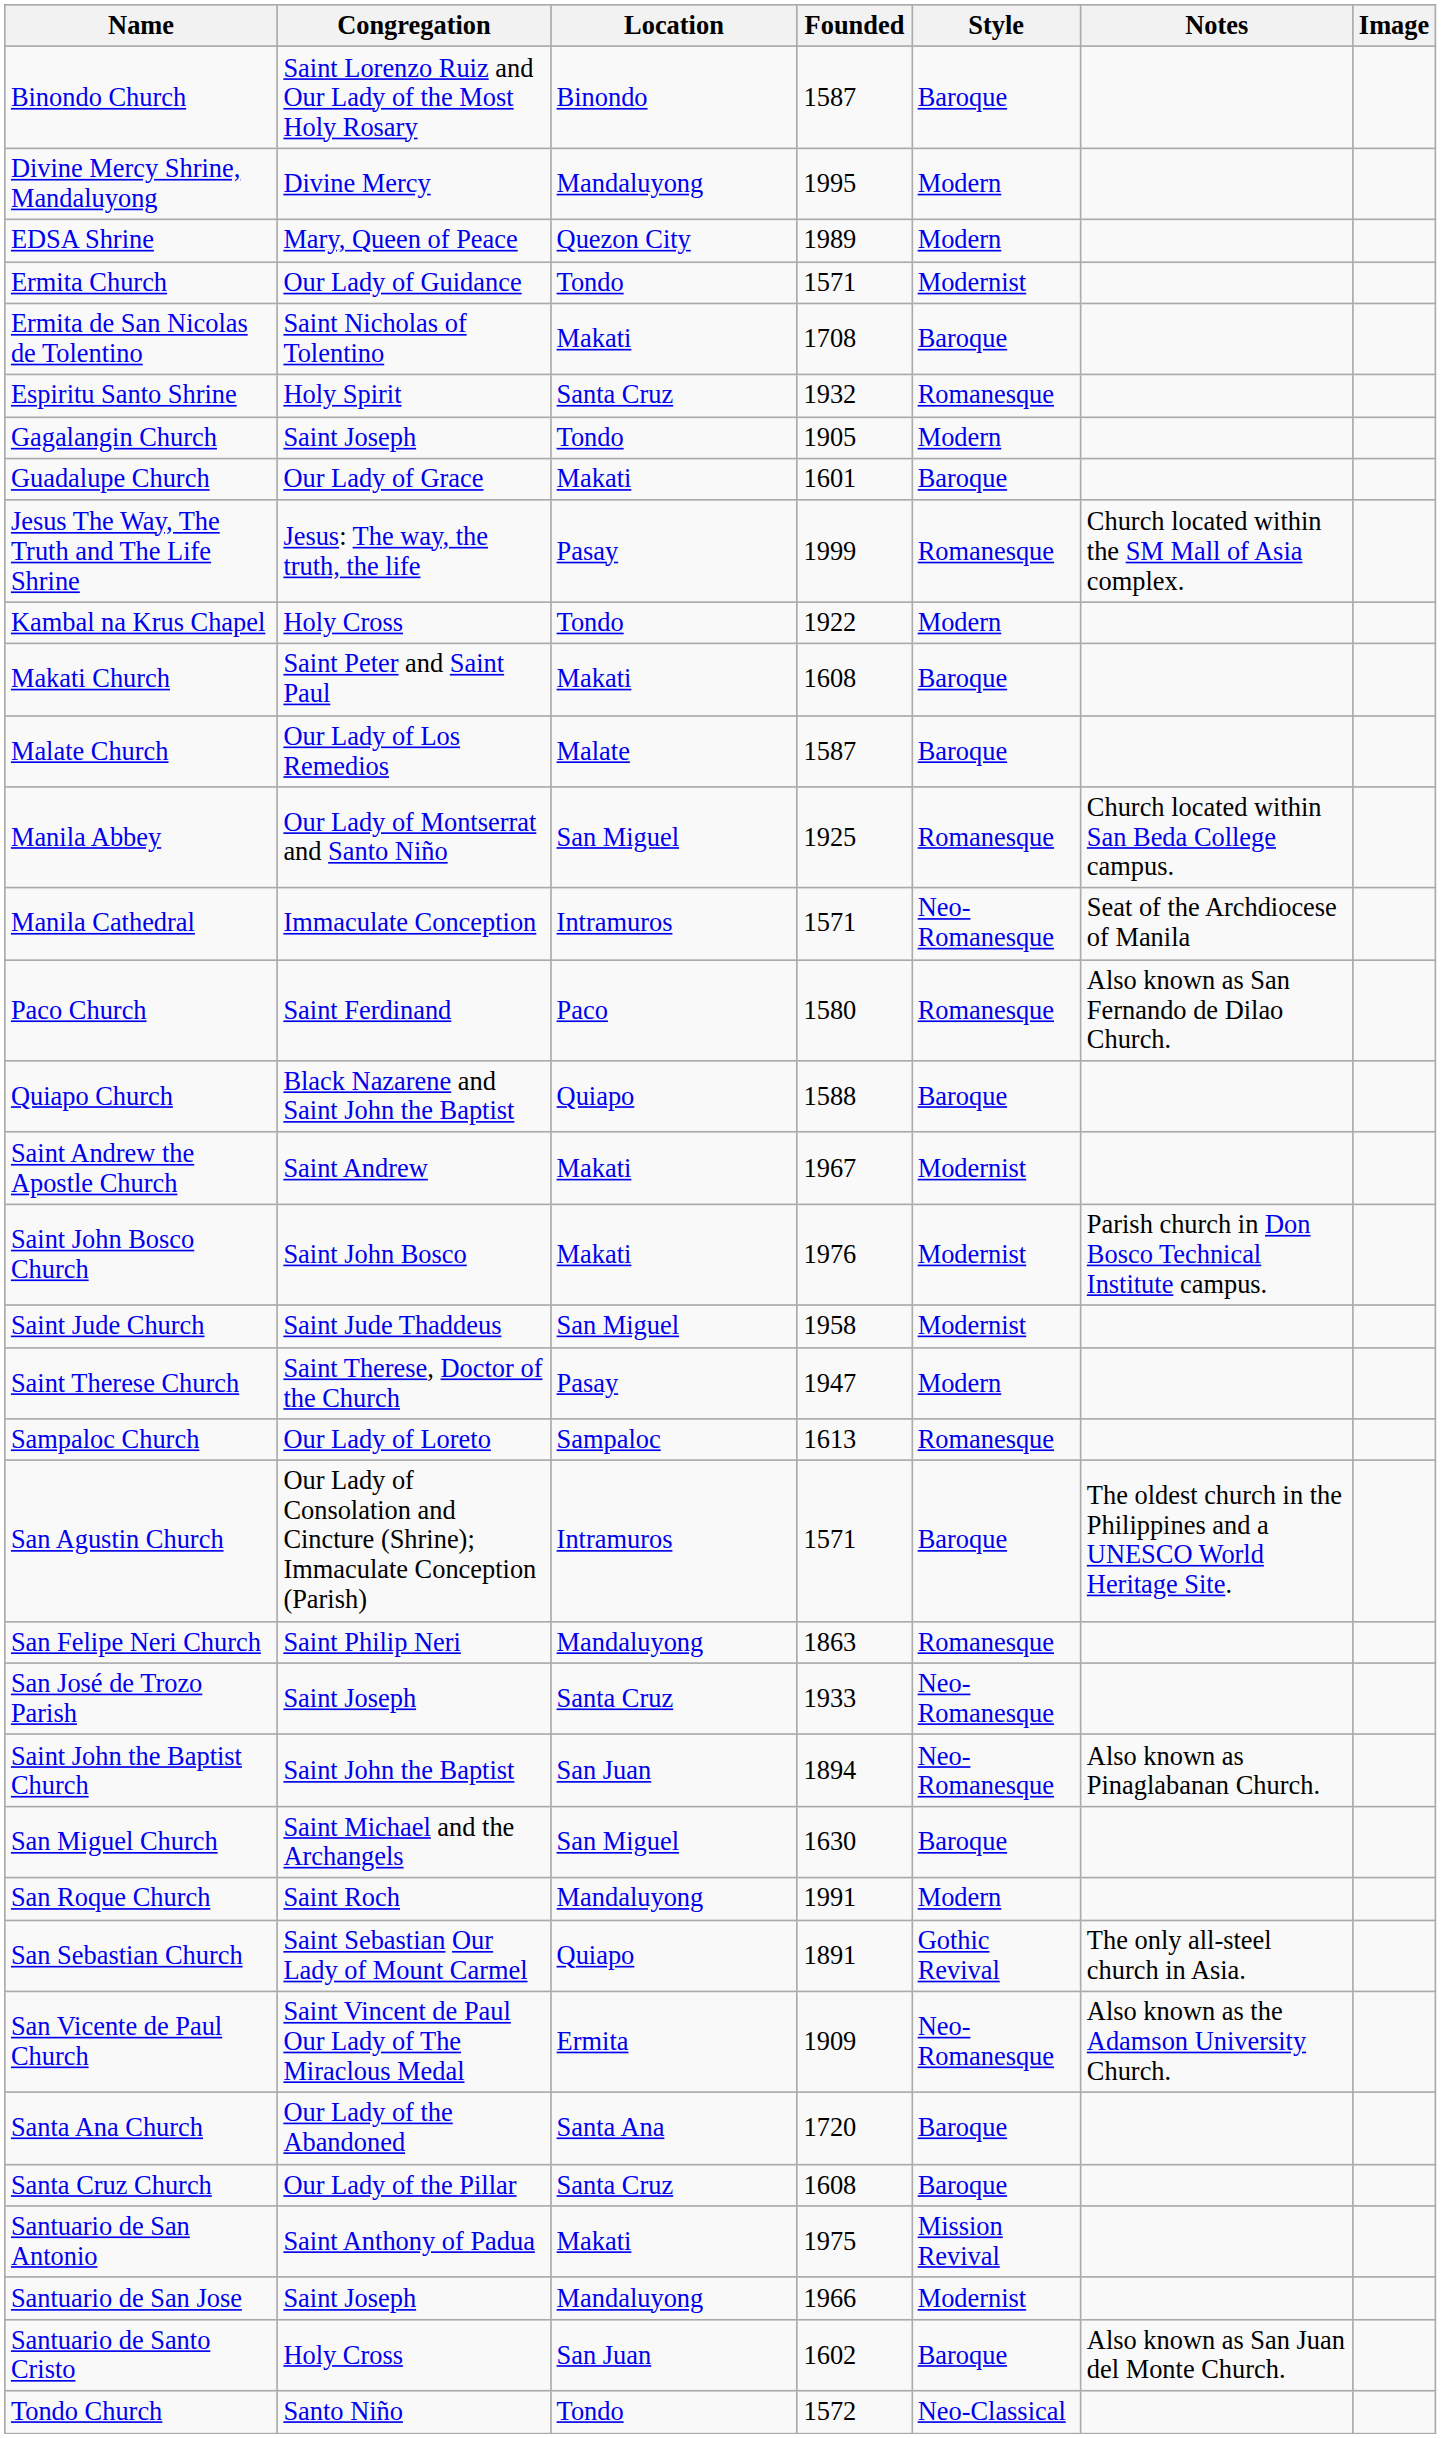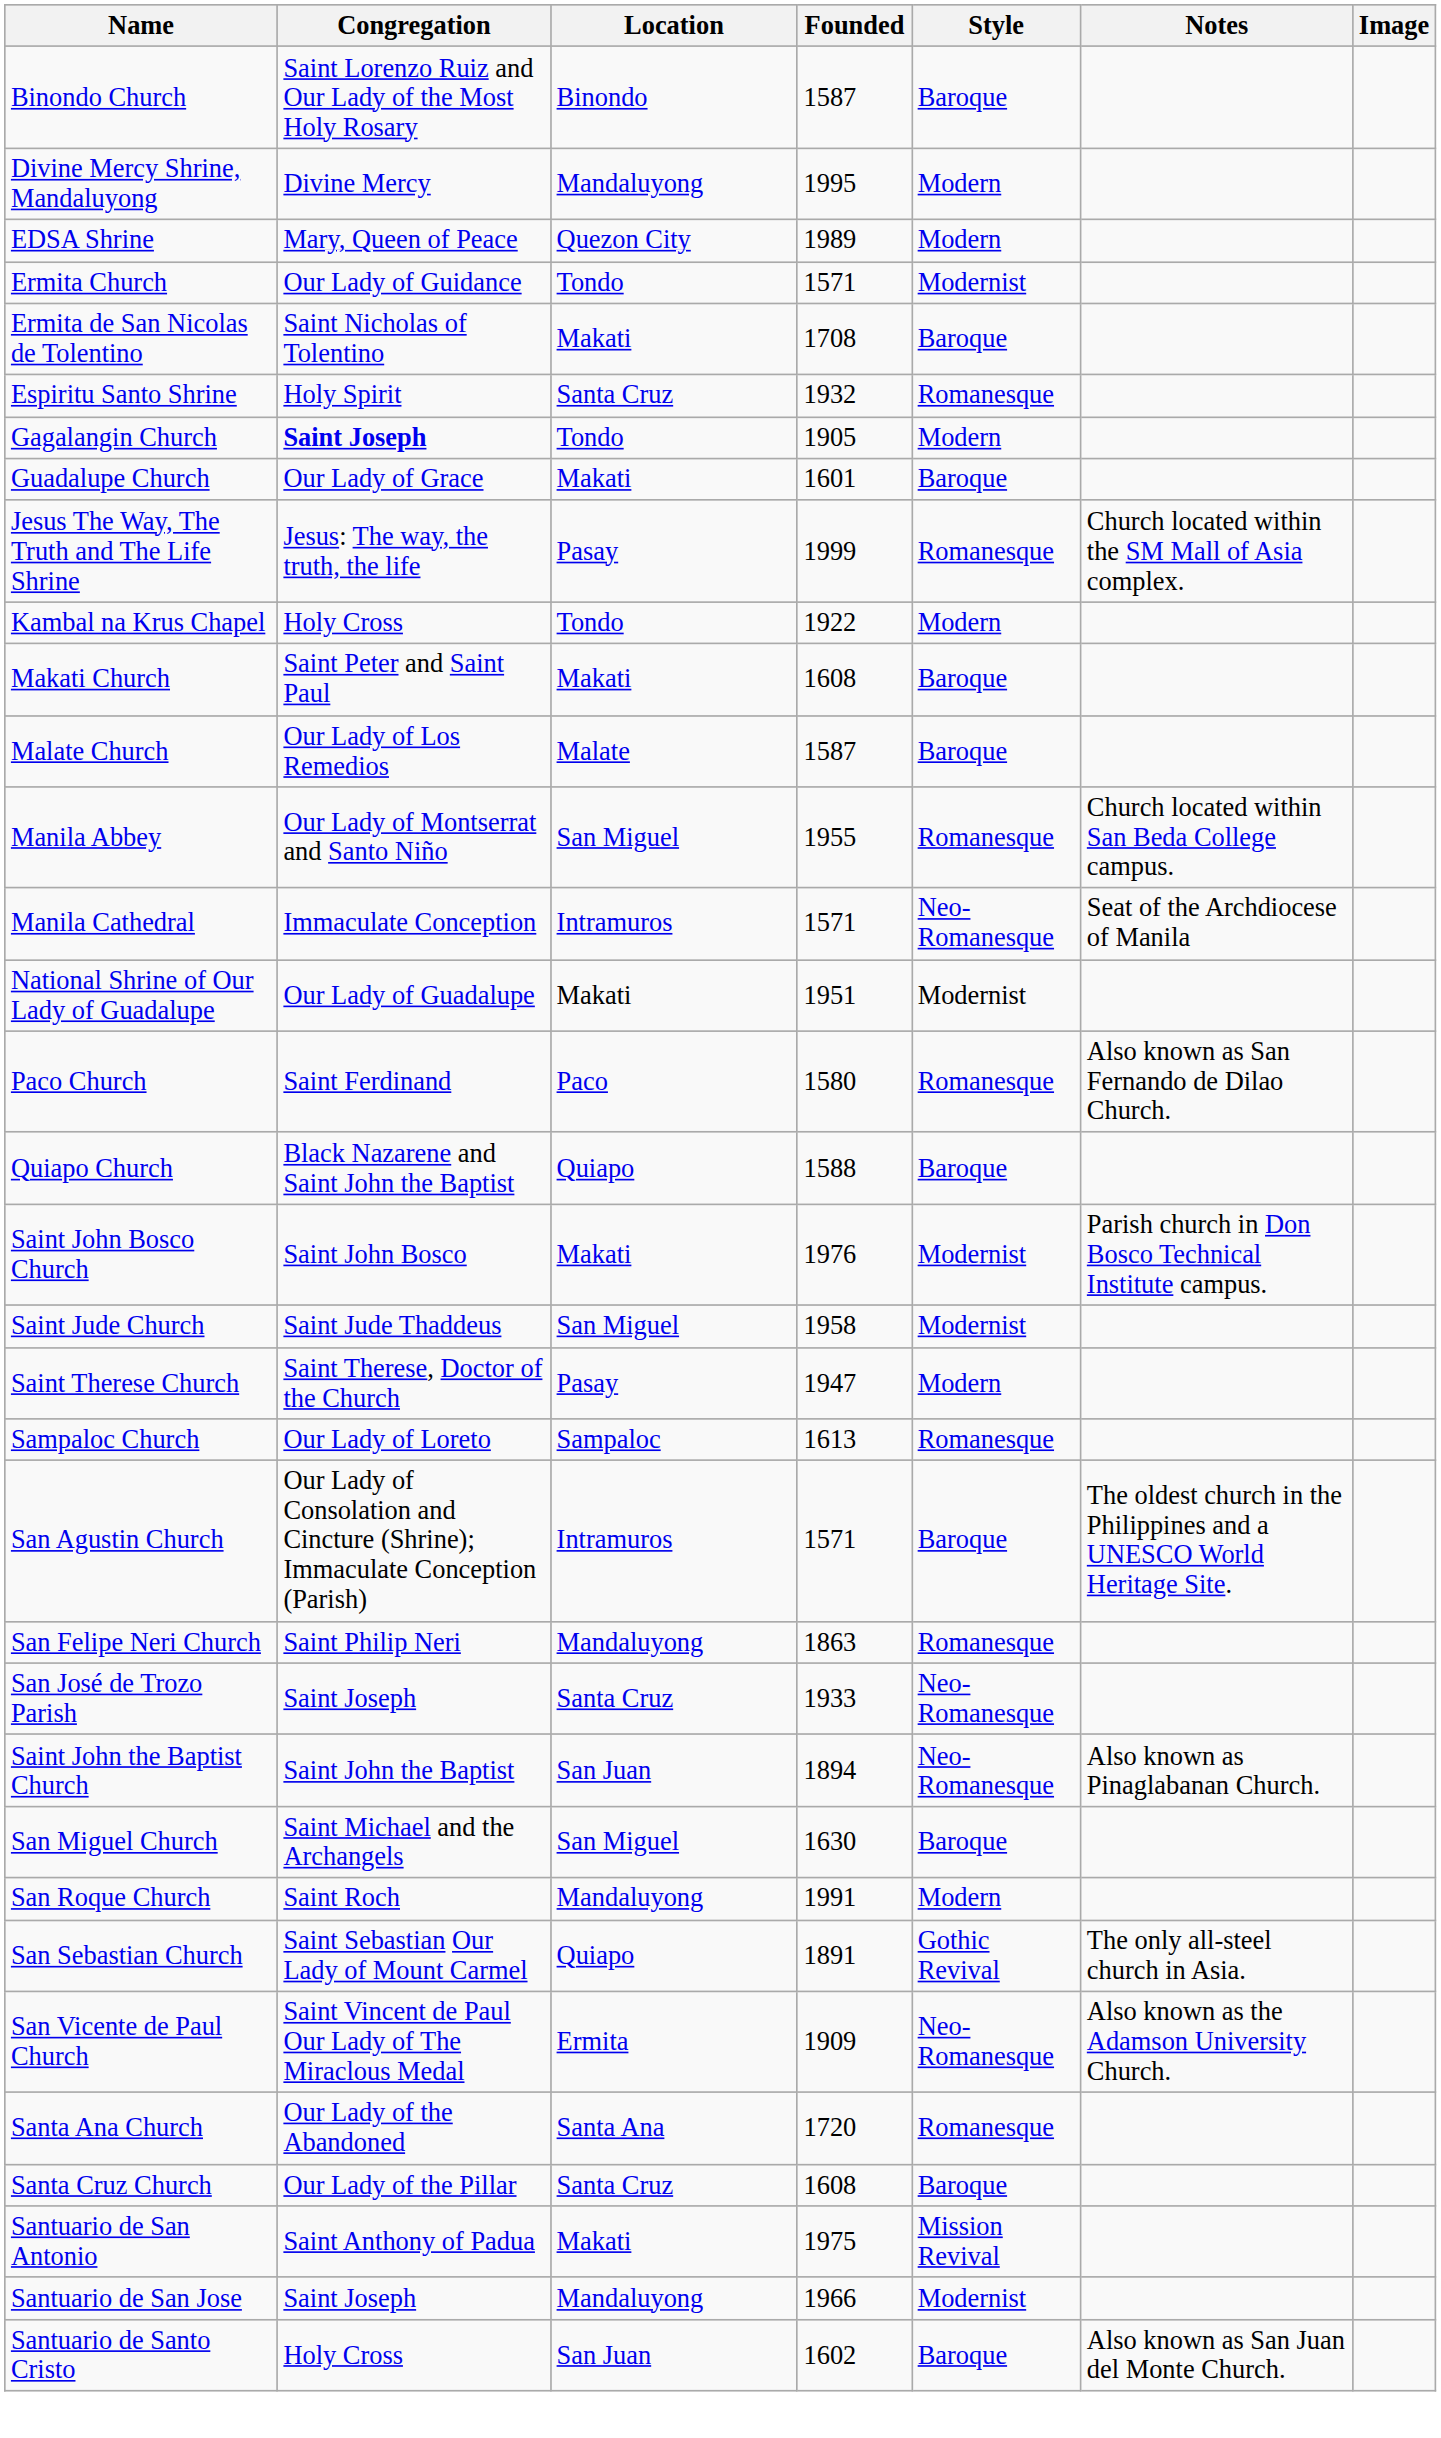(350, 437) normal -> (355, 437) bold
(830, 837) 1925 -> (830, 837) 1955
+ row: (132, 995)
- row: (103, 1167)
(962, 2127) Baroque -> (986, 2127) Romanesque
- row: (87, 2411)
